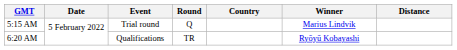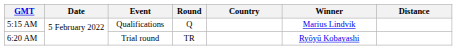(140, 25) Trial round -> (140, 25) Qualifications
(140, 38) Qualifications -> (140, 38) Trial round
